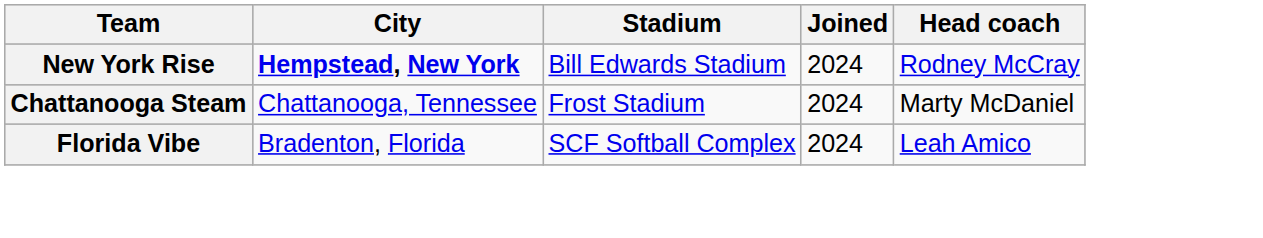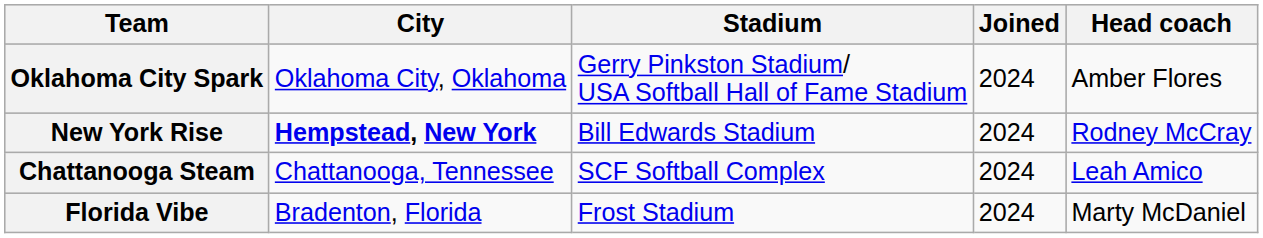+ row: (137, 78)
(627, 104) Frost Stadium -> (701, 172) SCF Softball Complex
(987, 104) Marty McDaniel -> (1137, 172) Leah Amico
(672, 143) SCF Softball Complex -> (656, 212) Frost Stadium
(965, 143) Leah Amico -> (1159, 212) Marty McDaniel
